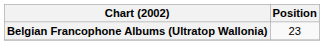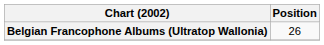(295, 31) 23 -> (295, 31) 26
